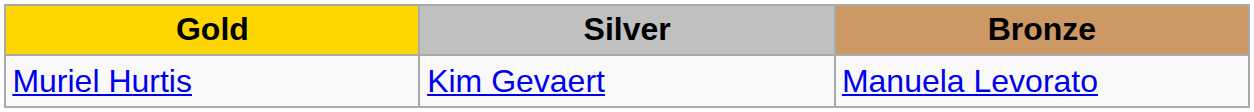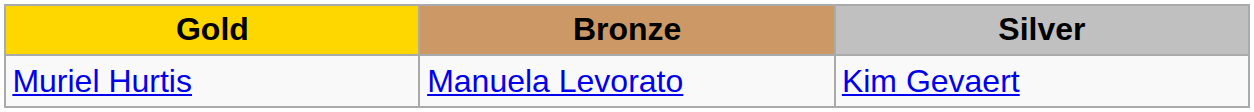columns swapped: (627, 29) <-> (1042, 29)
